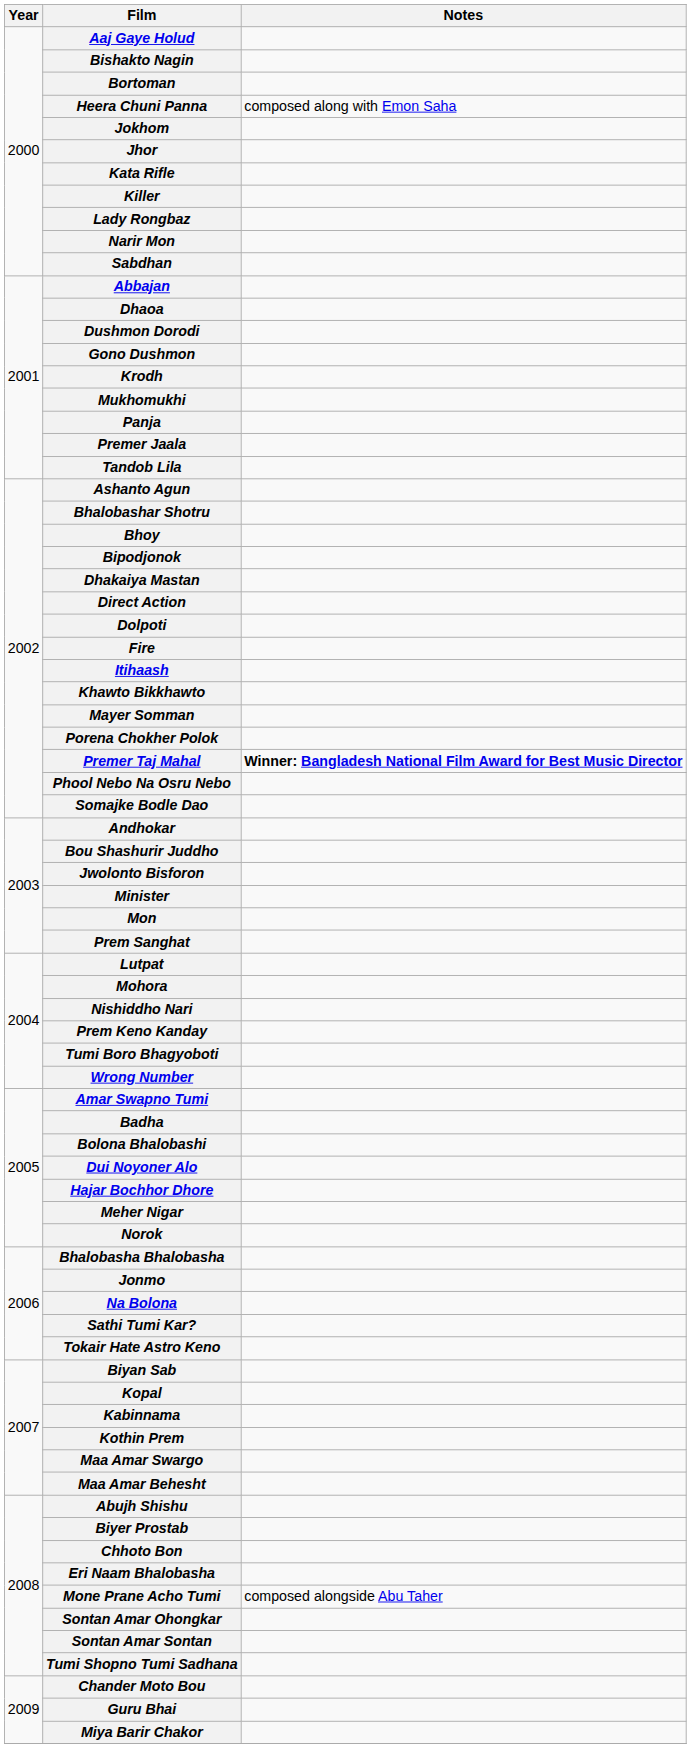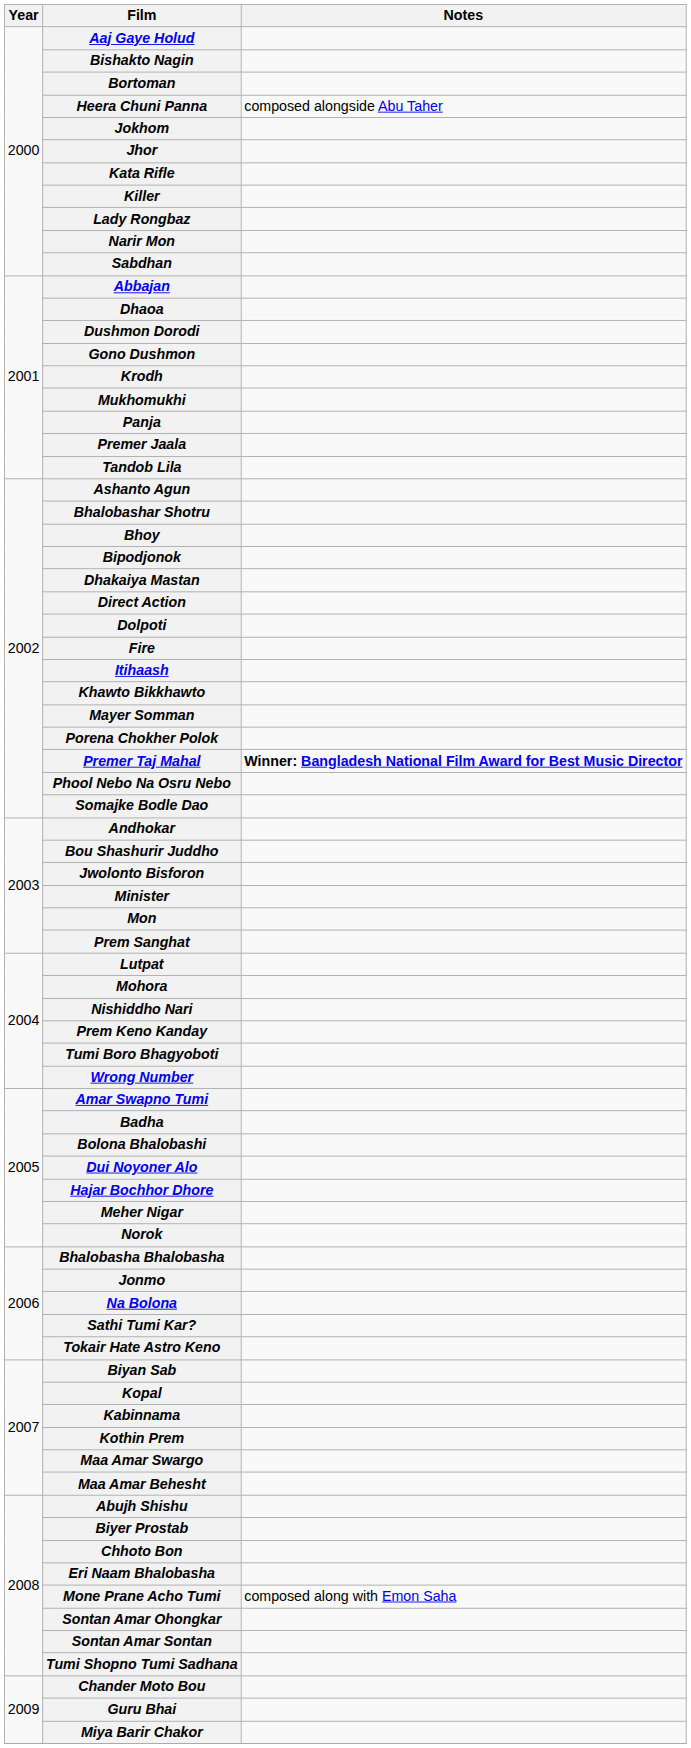(350, 106) composed along with Emon Saha -> (343, 106) composed alongside Abu Taher
(343, 1596) composed alongside Abu Taher -> (350, 1596) composed along with Emon Saha
